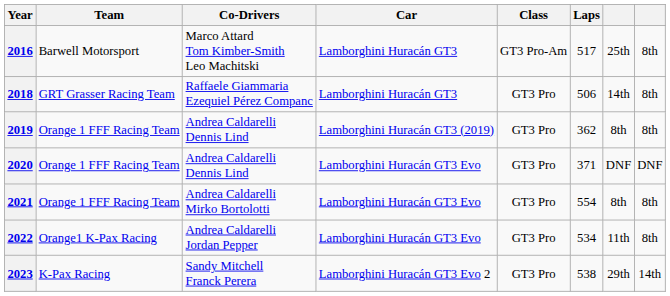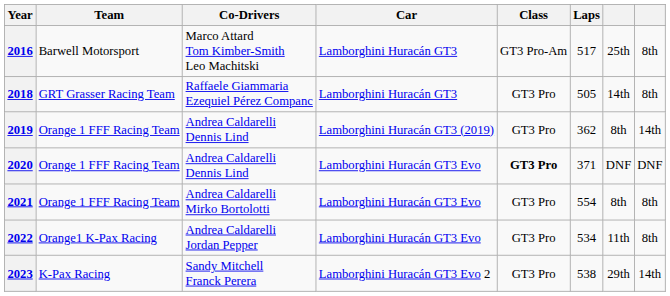(587, 94) 506 -> (587, 94) 505
(650, 130) 8th -> (650, 130) 14th
(534, 166) normal -> (534, 166) bold
